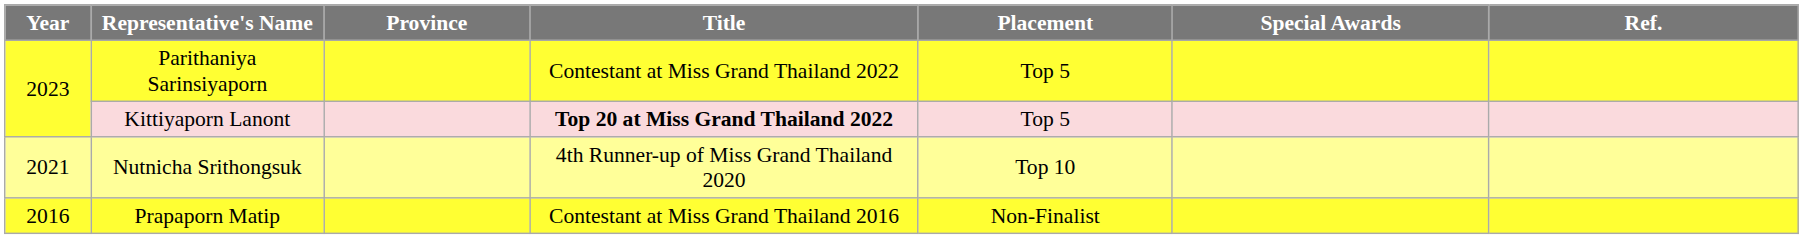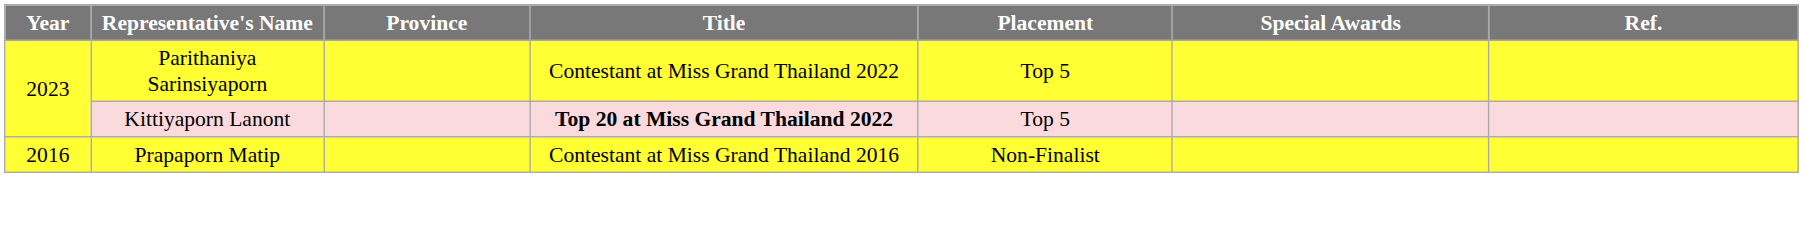- row: (207, 167)
